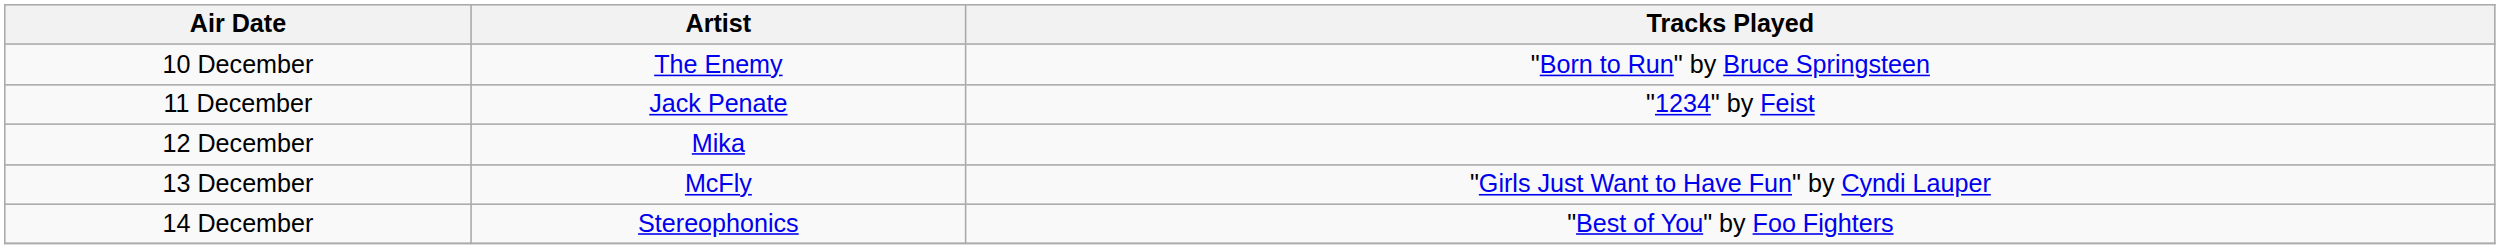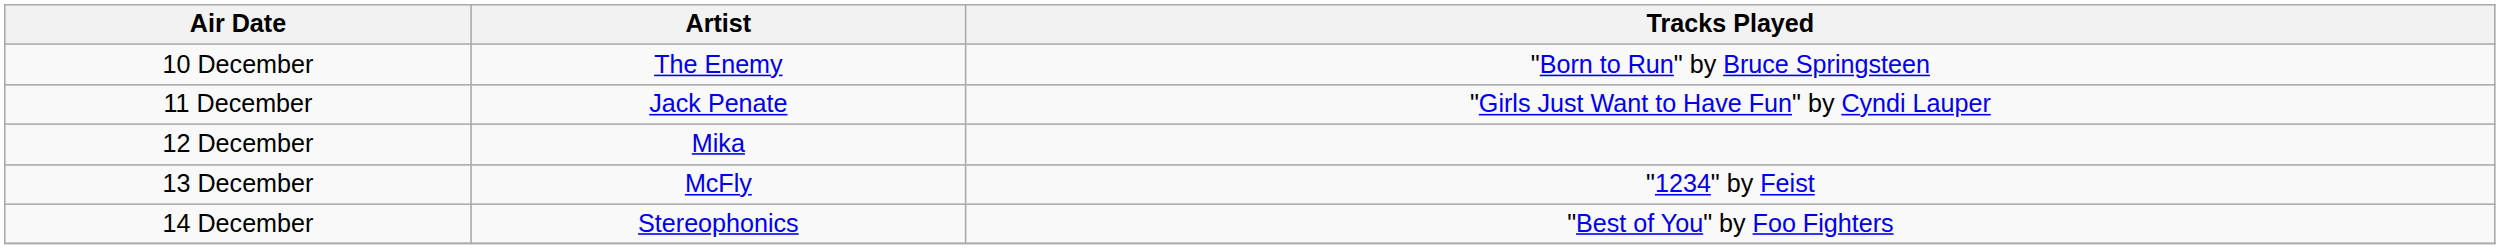(1730, 104) "1234" by Feist -> (1730, 104) "Girls Just Want to Have Fun" by Cyndi Lauper
(1730, 183) "Girls Just Want to Have Fun" by Cyndi Lauper -> (1730, 183) "1234" by Feist
